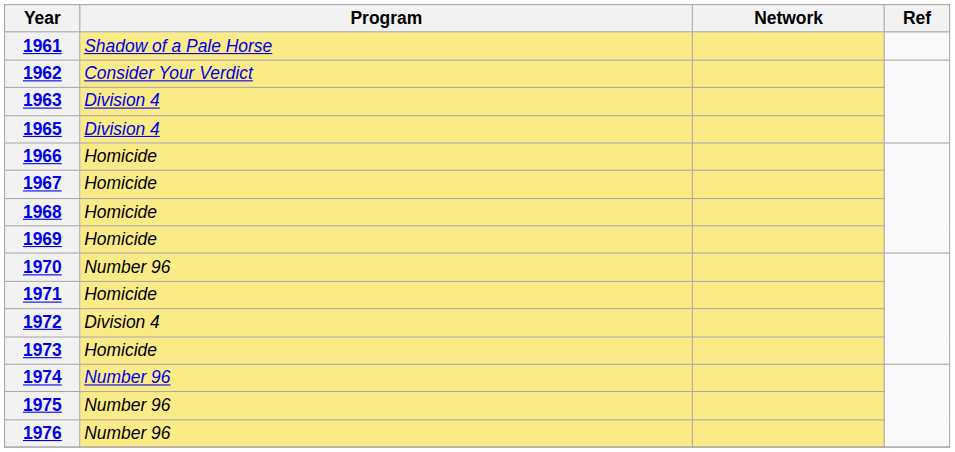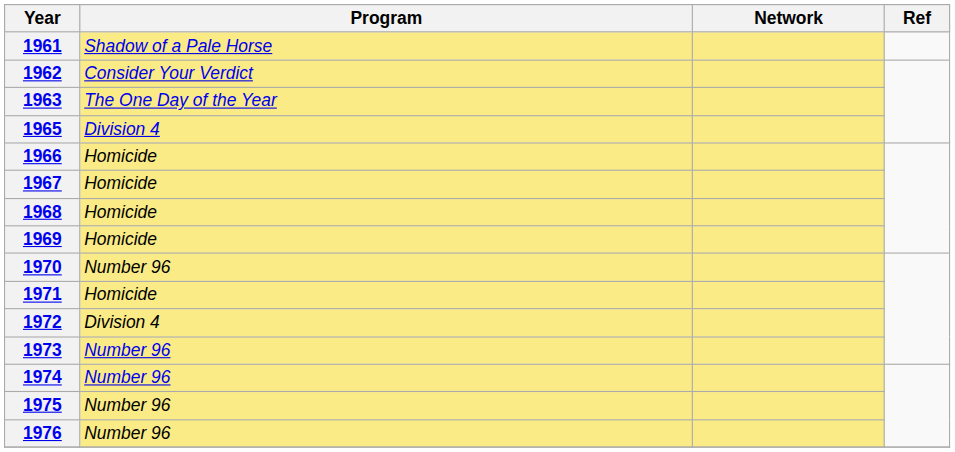(122, 101) Division 4 -> (181, 101) The One Day of the Year
(121, 350) Homicide -> (127, 350) Number 96
